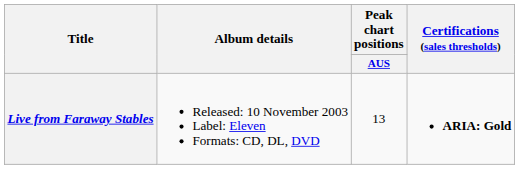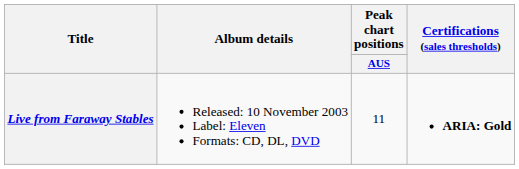(379, 118) 13 -> (379, 118) 11
